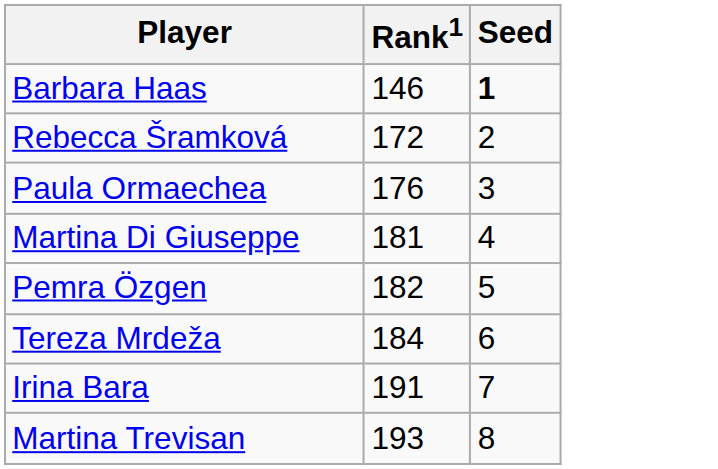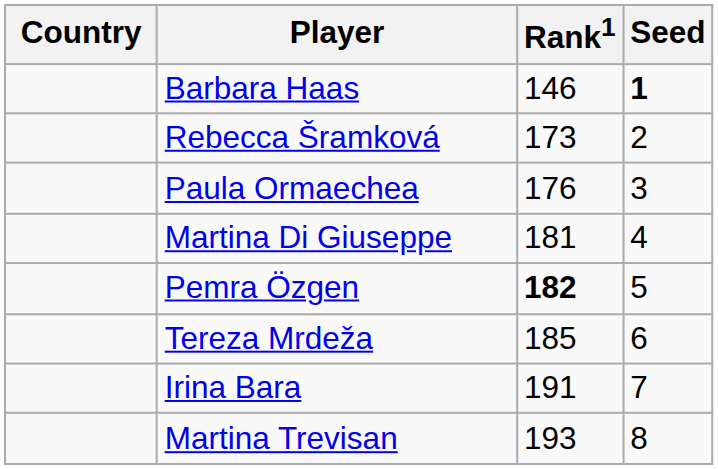+ column: (81, 33)
(398, 137) 172 -> (550, 137) 173
(398, 287) normal -> (550, 287) bold
(398, 337) 184 -> (550, 337) 185
